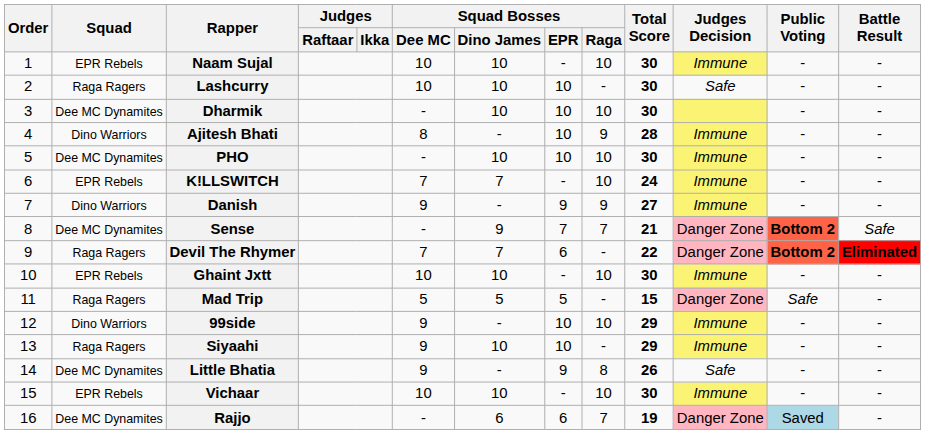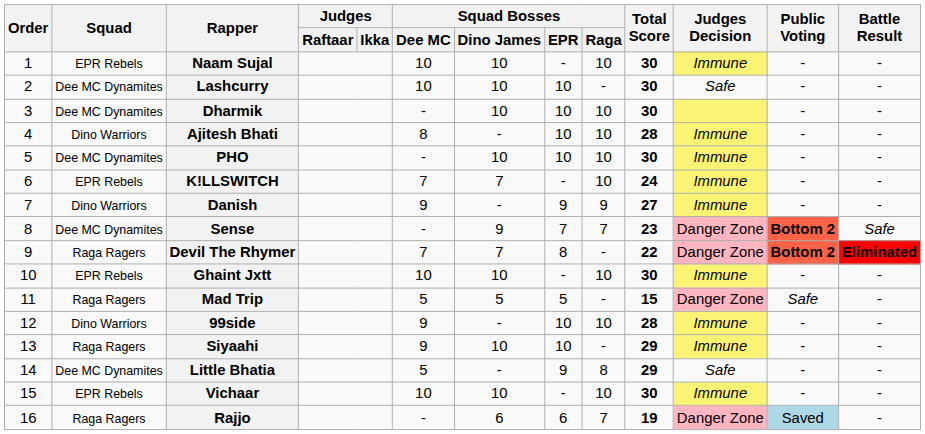(109, 88) Raga Ragers -> (109, 88) Dee MC Dynamites
(604, 134) 9 -> (604, 134) 10
(649, 228) 21 -> (649, 228) 23
(563, 252) 6 -> (563, 252) 8
(649, 323) 29 -> (649, 323) 28
(423, 370) 9 -> (423, 370) 5
(649, 370) 26 -> (649, 370) 29
(109, 418) Dee MC Dynamites -> (109, 418) Raga Ragers
